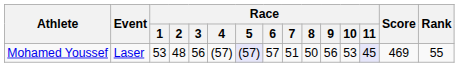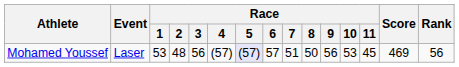(369, 53) lavender background -> (369, 53) no background
(437, 53) 55 -> (437, 53) 56
